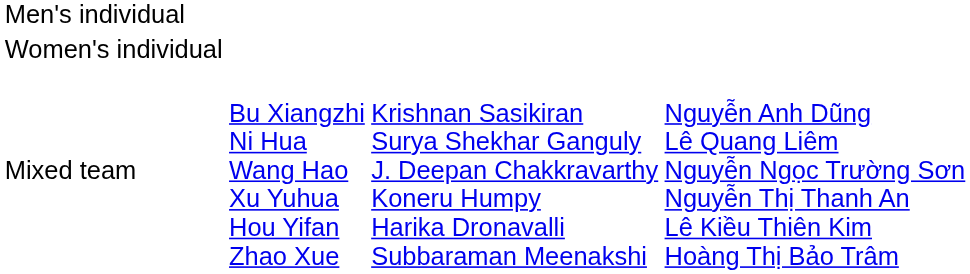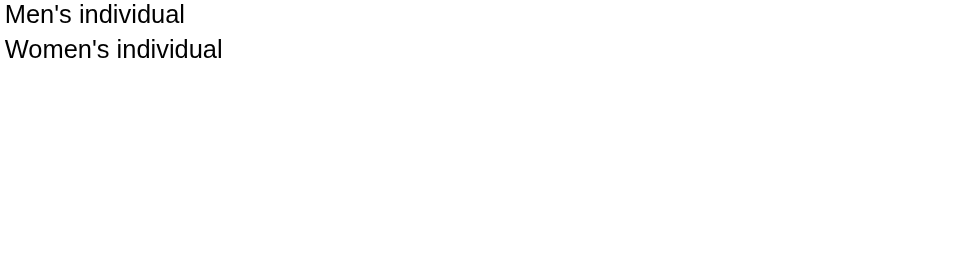- row: (71, 170)
